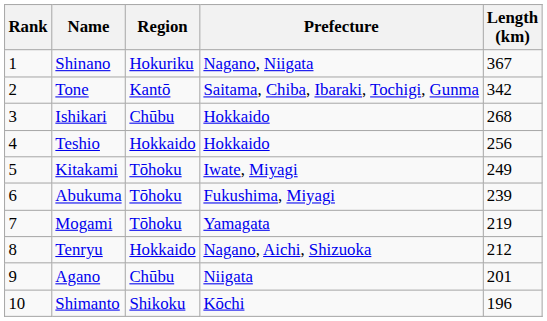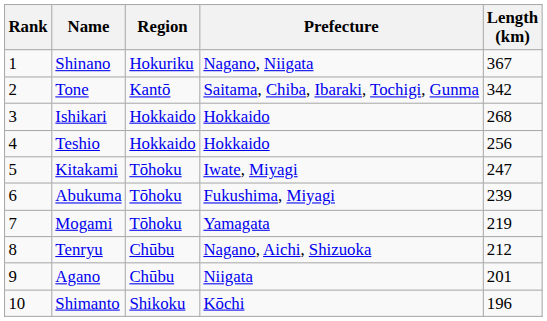(152, 116) Chūbu -> (163, 116) Hokkaido
(499, 169) 249 -> (499, 169) 247
(163, 249) Hokkaido -> (152, 249) Chūbu
